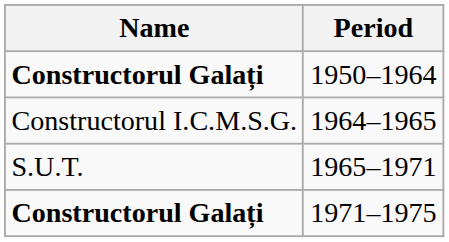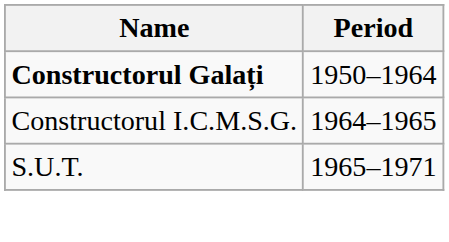- row: (373, 213)
